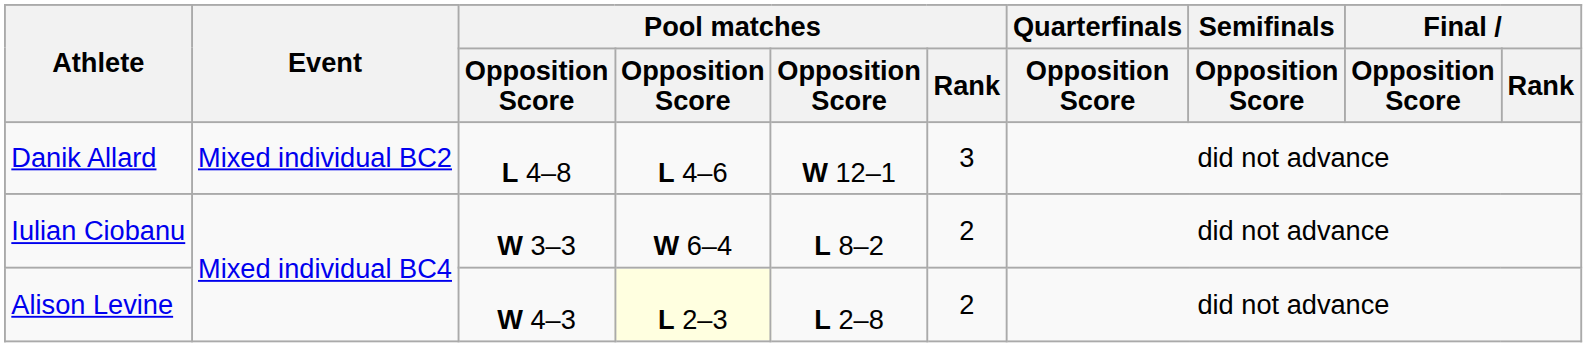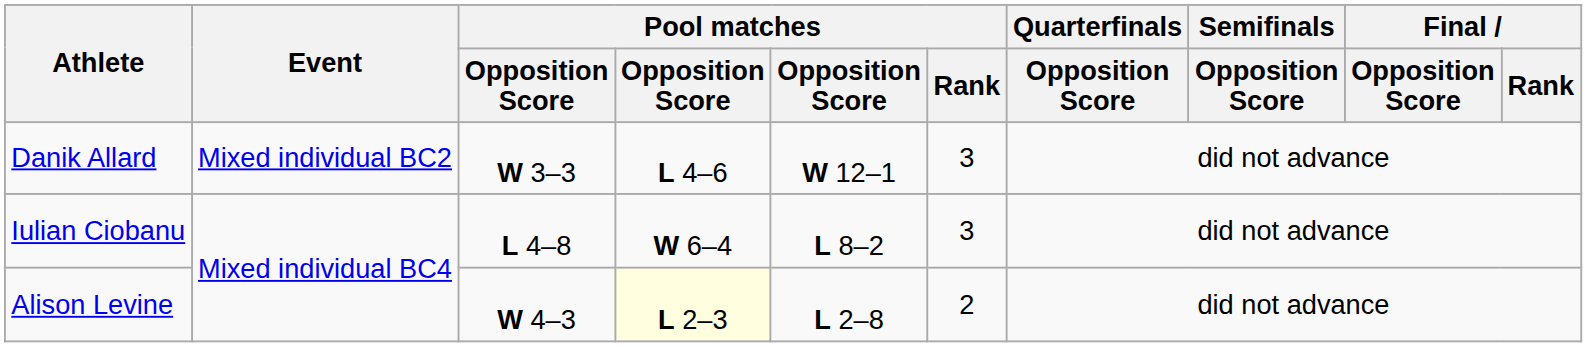(537, 173) L 4–8 -> (536, 173) W 3–3
(536, 247) W 3–3 -> (537, 247) L 4–8
(967, 231) 2 -> (967, 231) 3
